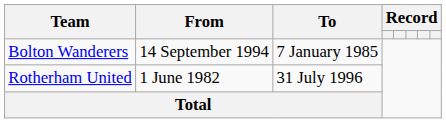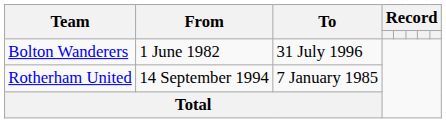(204, 51) 14 September 1994 -> (180, 51) 1 June 1982
(327, 51) 7 January 1985 -> (319, 51) 31 July 1996
(180, 78) 1 June 1982 -> (204, 78) 14 September 1994
(319, 78) 31 July 1996 -> (327, 78) 7 January 1985
